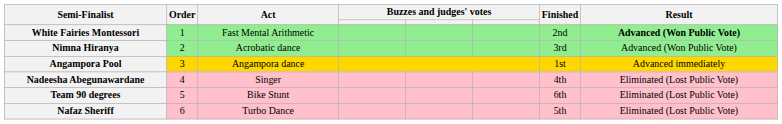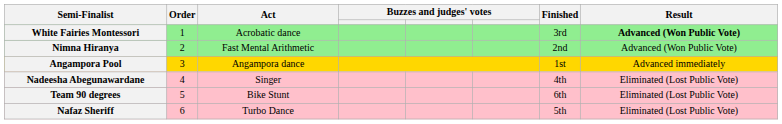(268, 32) Fast Mental Arithmetic -> (268, 32) Acrobatic dance
(560, 32) 2nd -> (560, 32) 3rd
(268, 48) Acrobatic dance -> (268, 48) Fast Mental Arithmetic
(560, 48) 3rd -> (560, 48) 2nd
